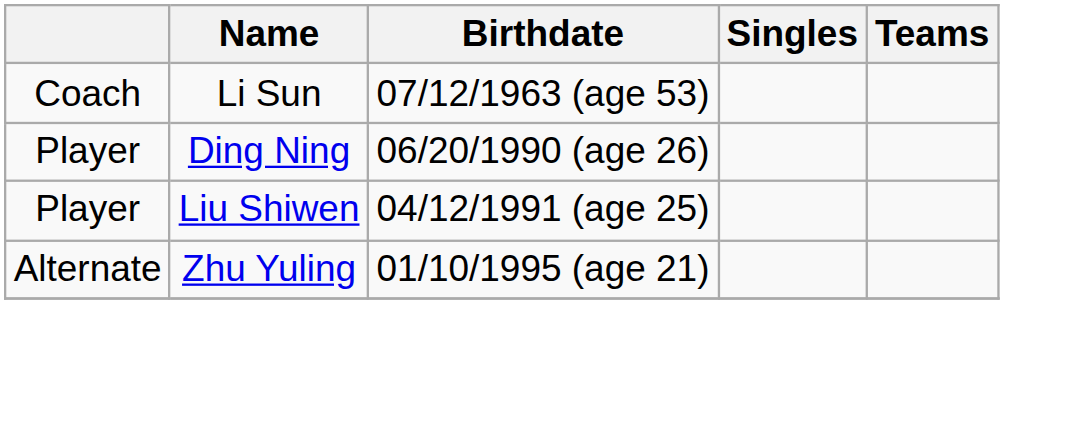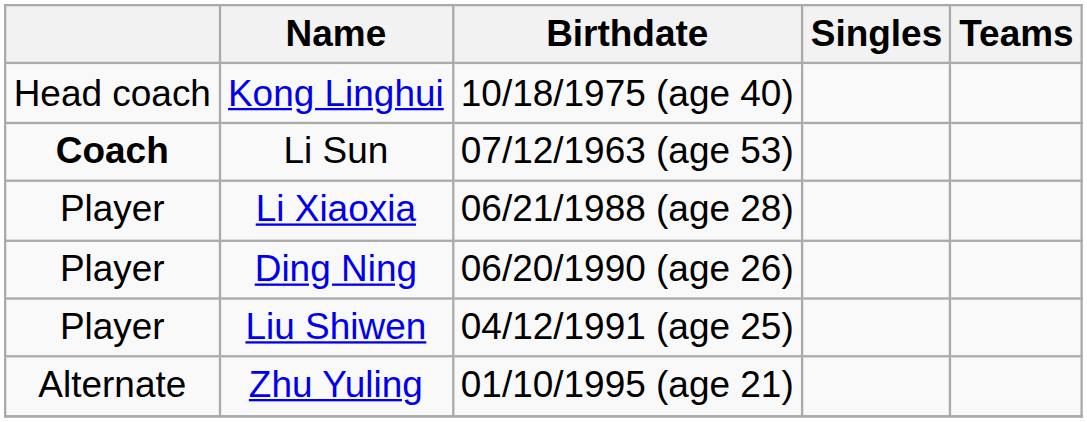+ row: (336, 92)
(88, 92) normal -> (112, 151) bold
+ row: (336, 209)
